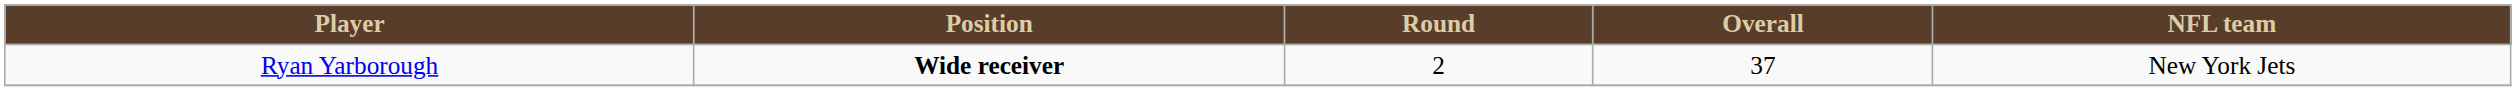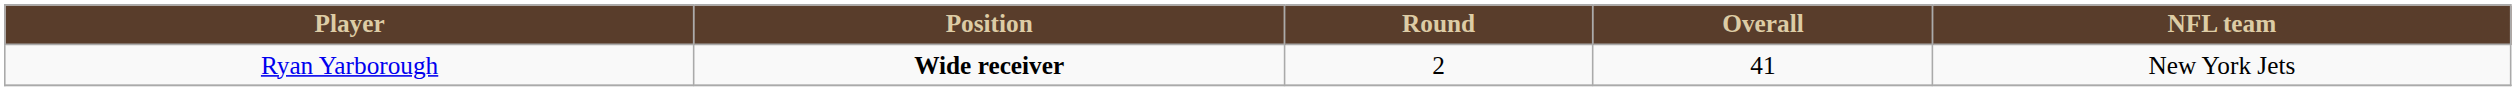(1763, 64) 37 -> (1763, 64) 41
